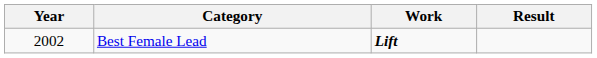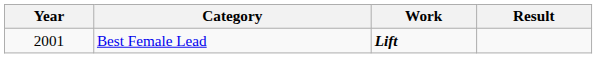(49, 40) 2002 -> (49, 40) 2001
